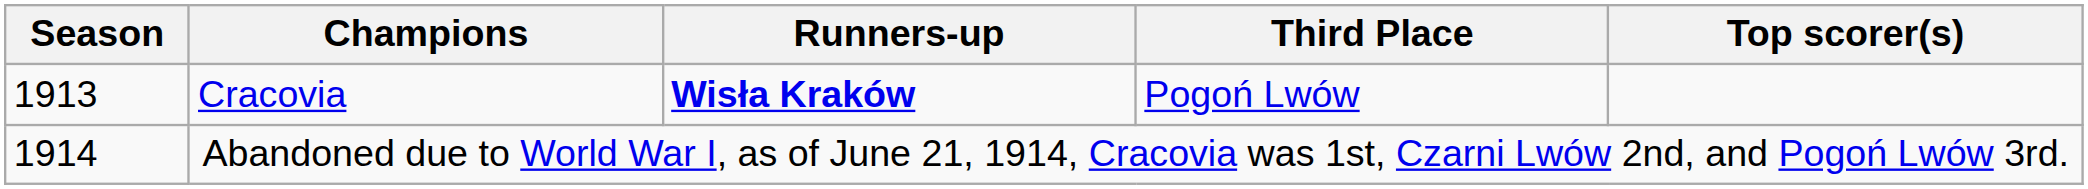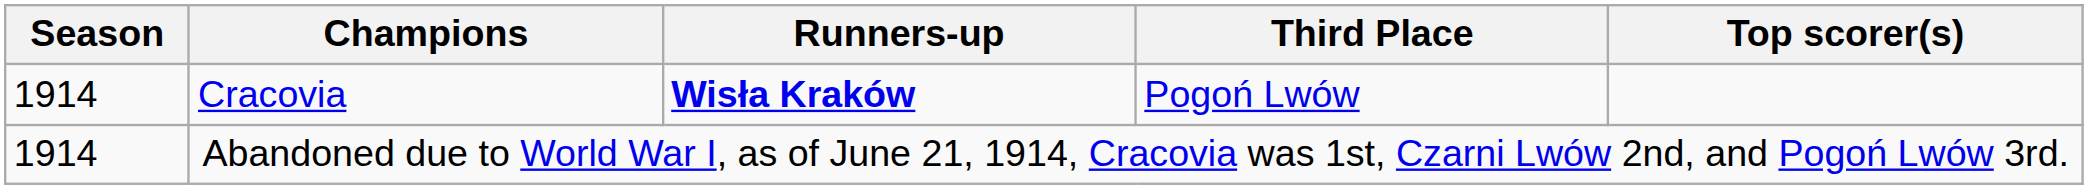(56, 93) 1913 -> (56, 93) 1914
